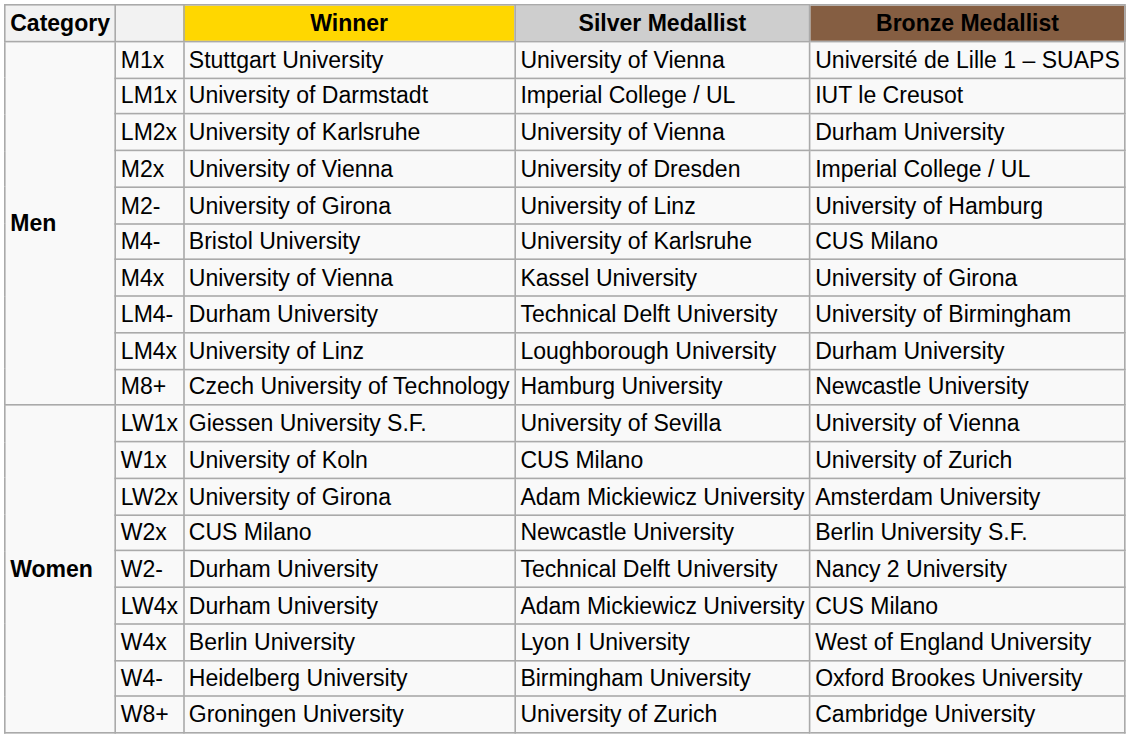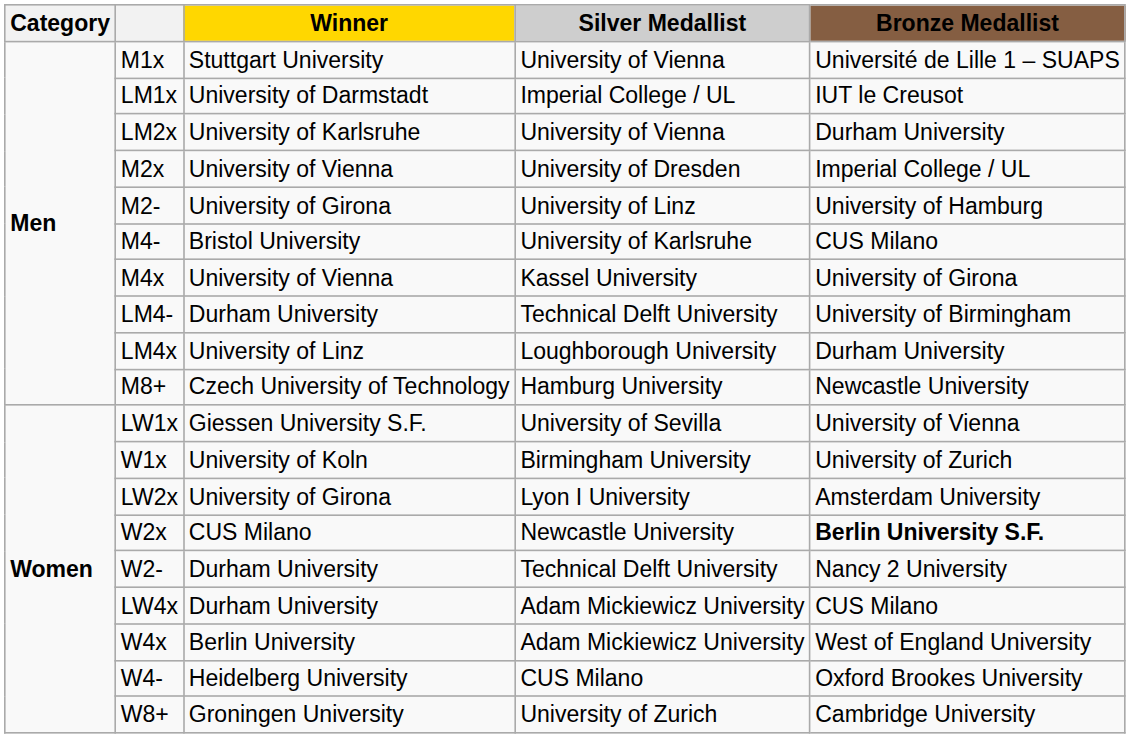(582, 460) CUS Milano -> (636, 460) Birmingham University
(662, 497) Adam Mickiewicz University -> (605, 497) Lyon I University
(921, 533) normal -> (930, 533) bold
(605, 642) Lyon I University -> (662, 642) Adam Mickiewicz University
(636, 679) Birmingham University -> (582, 679) CUS Milano
